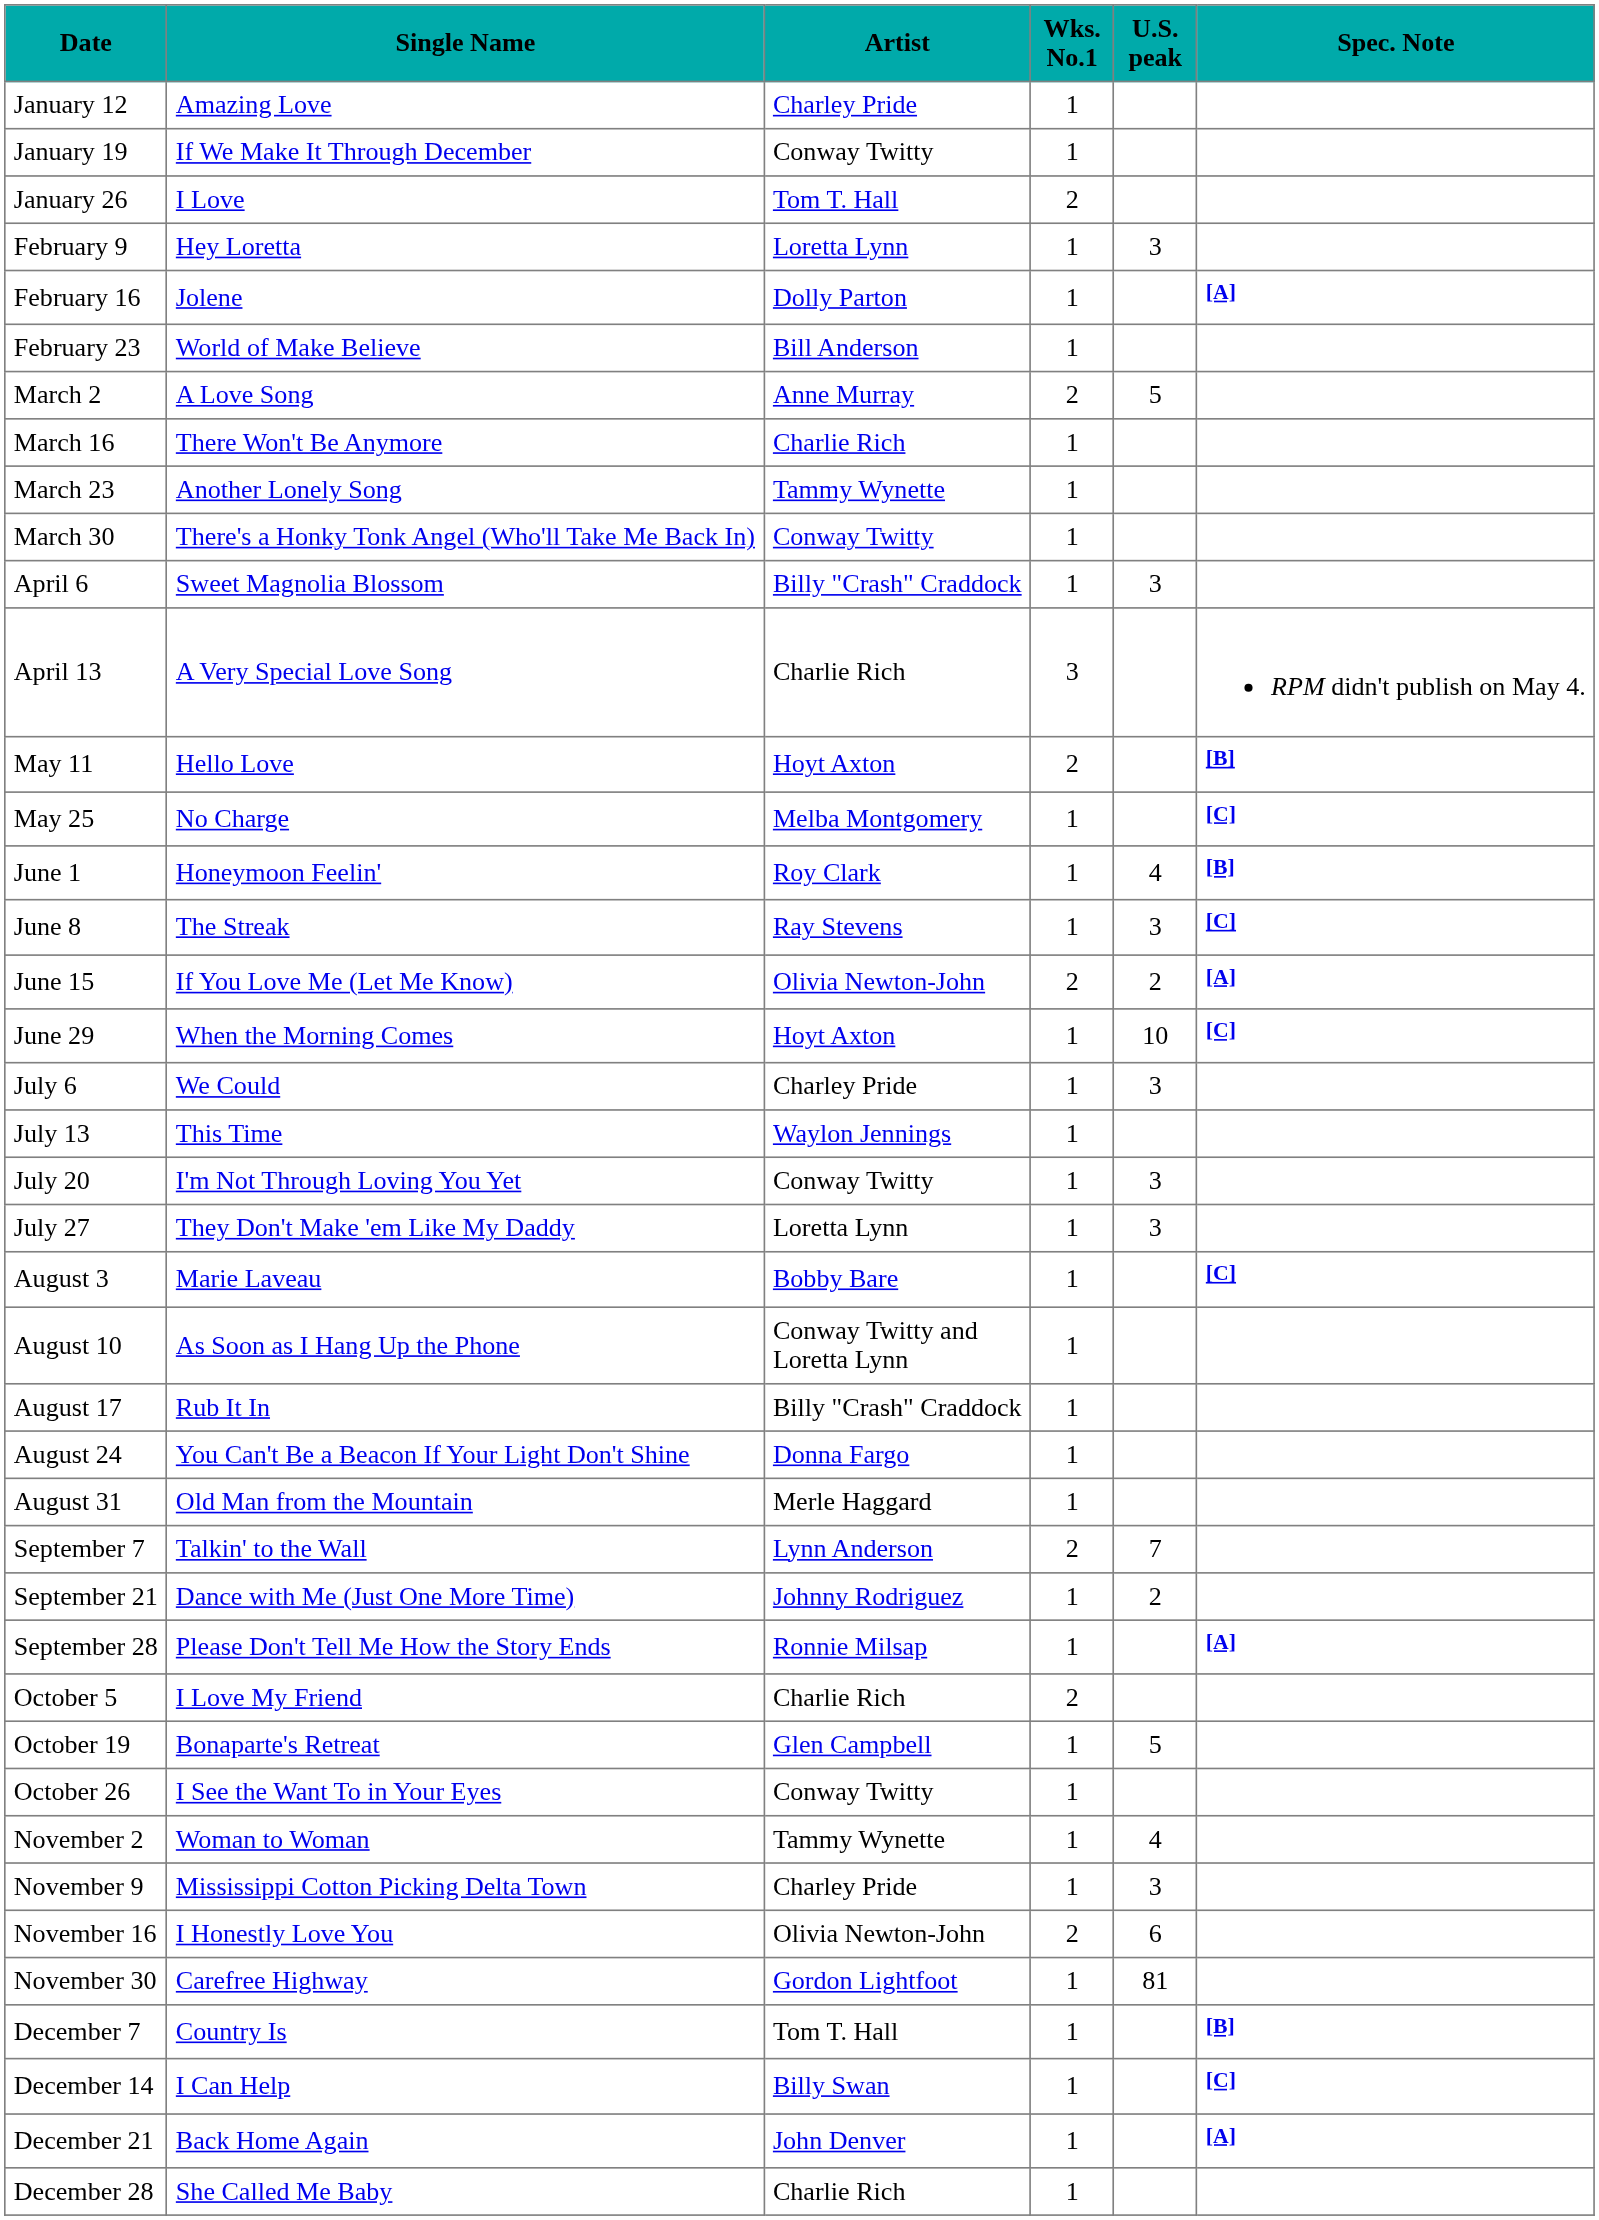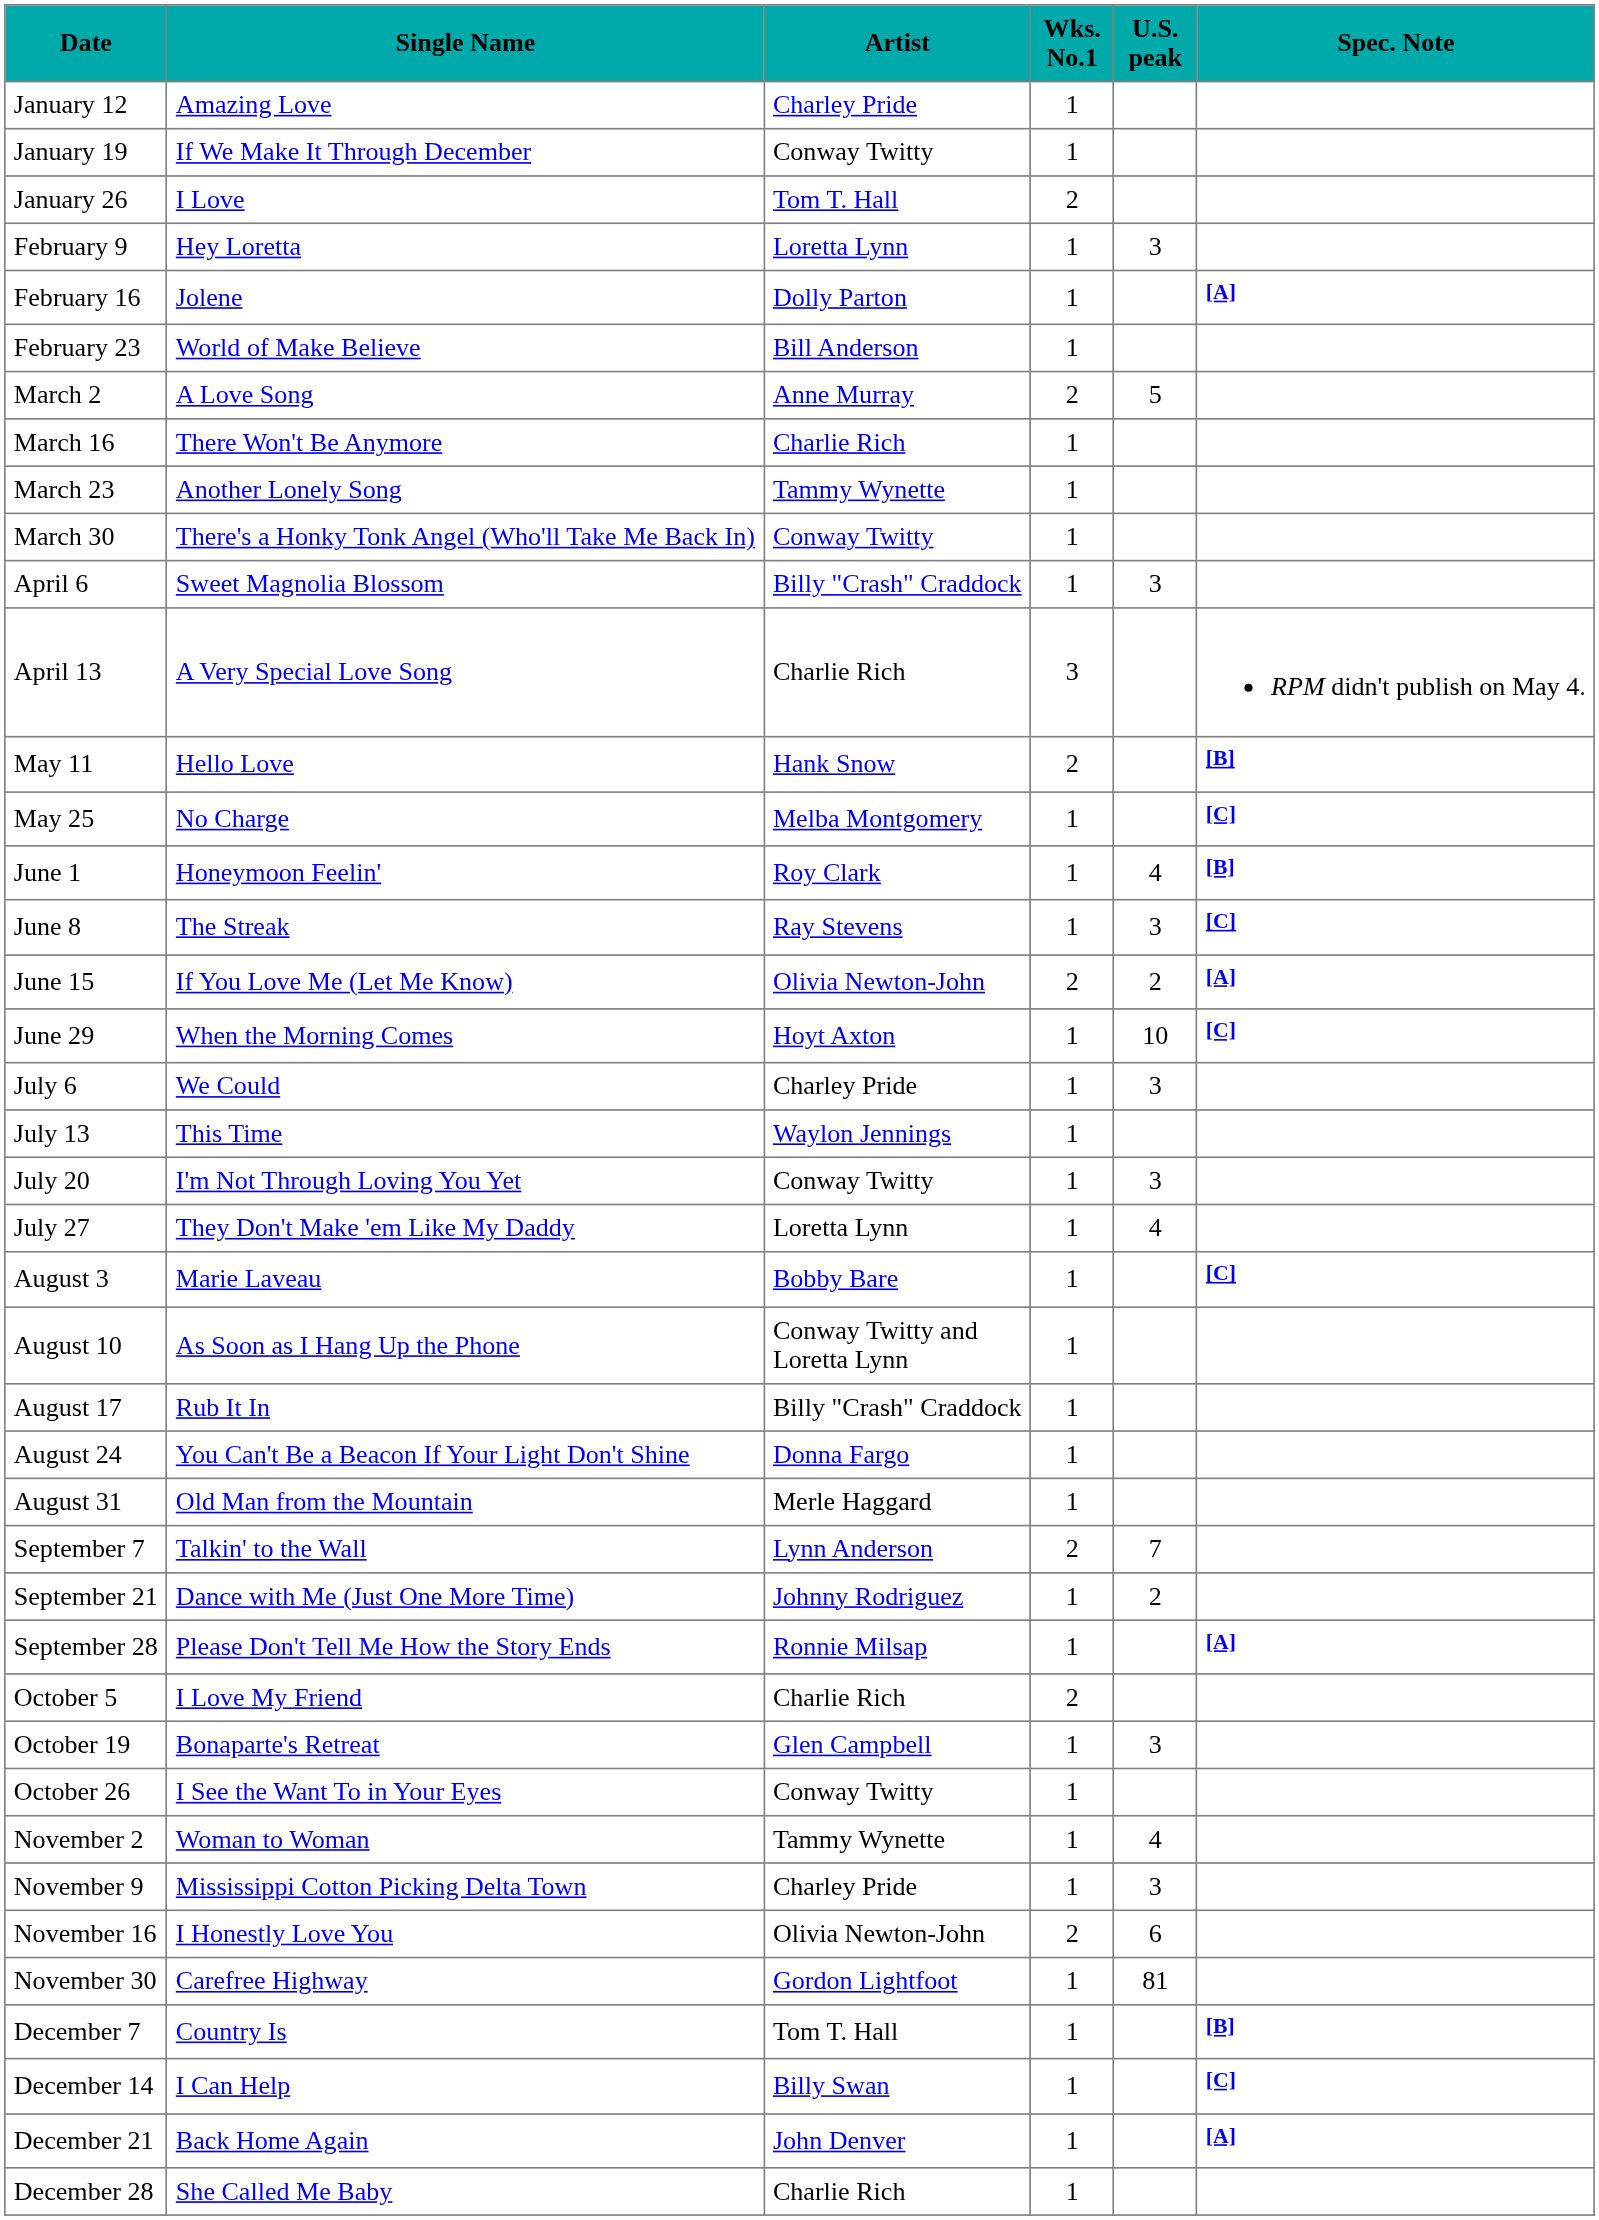(834, 764) Hoyt Axton -> (834, 764) Hank Snow
(1155, 1228) 3 -> (1155, 1228) 4
(1155, 1744) 5 -> (1155, 1744) 3
